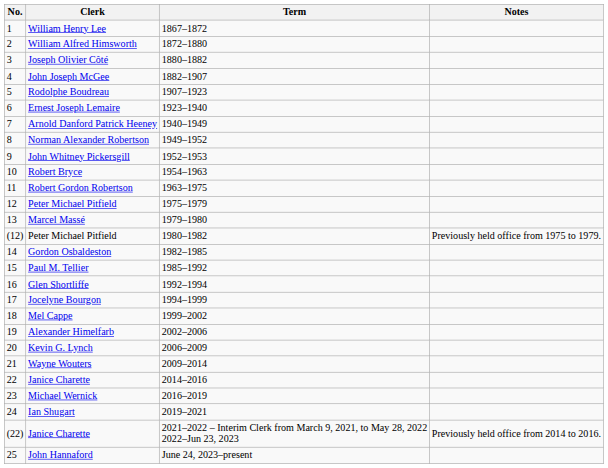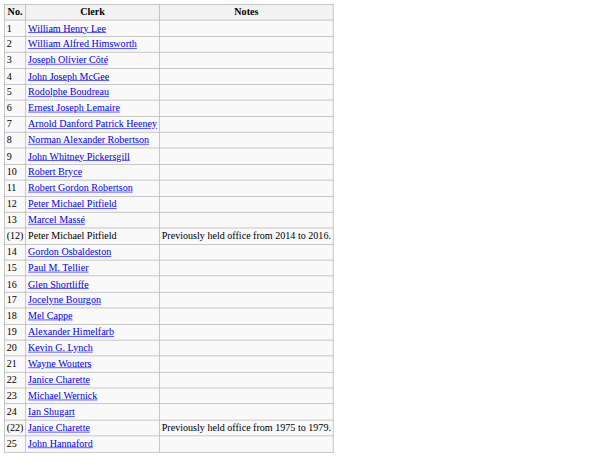- column: (294, 12)
(516, 236) Previously held office from 1975 to 1979. -> (246, 236) Previously held office from 2014 to 2016.
(516, 433) Previously held office from 2014 to 2016. -> (246, 428) Previously held office from 1975 to 1979.
